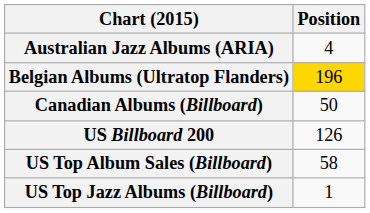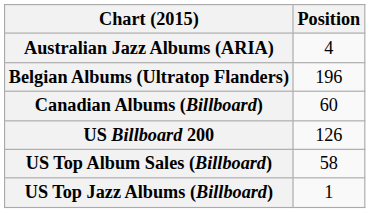(329, 76) gold background -> (329, 76) no background
(329, 105) 50 -> (329, 105) 60
